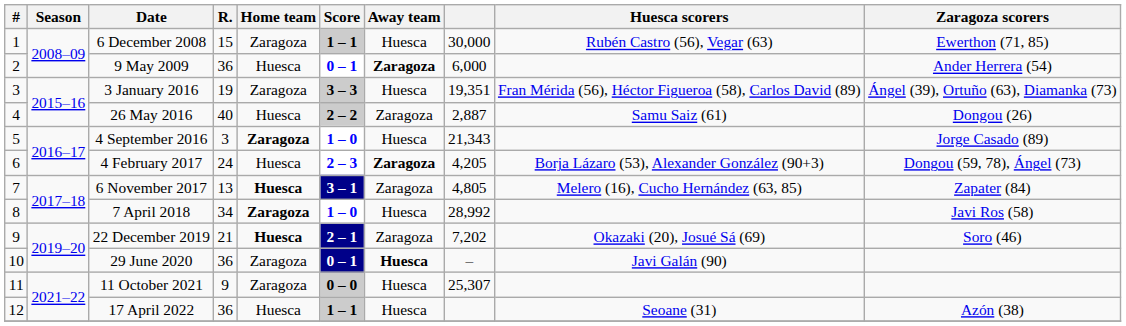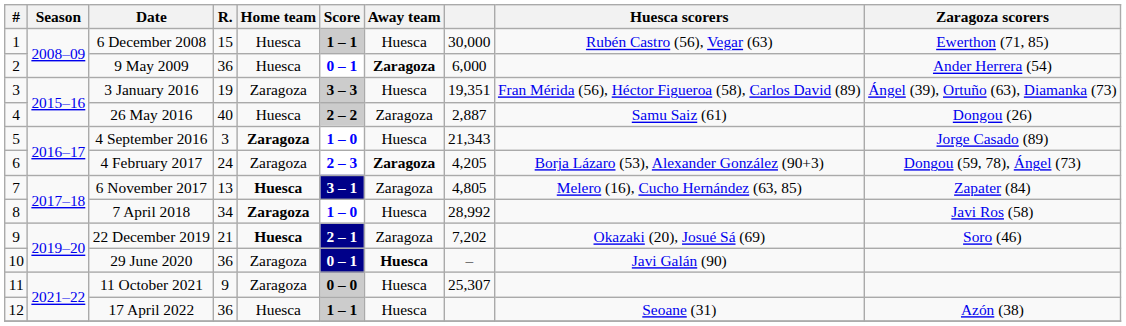(278, 41) Zaragoza -> (278, 41) Huesca
(278, 163) Huesca -> (278, 163) Zaragoza
